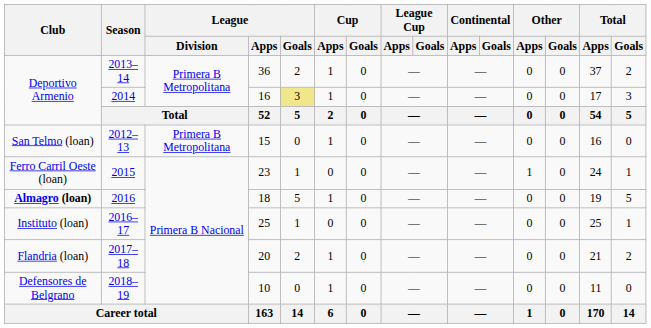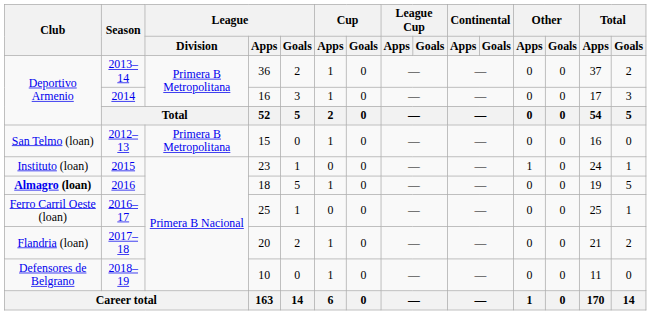(297, 96) khaki background -> (297, 96) no background
(53, 173) Ferro Carril Oeste (loan) -> (53, 166) Instituto (loan)
(53, 224) Instituto (loan) -> (53, 210) Ferro Carril Oeste (loan)
